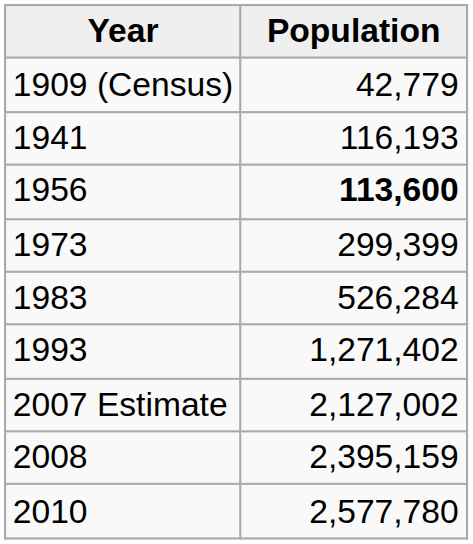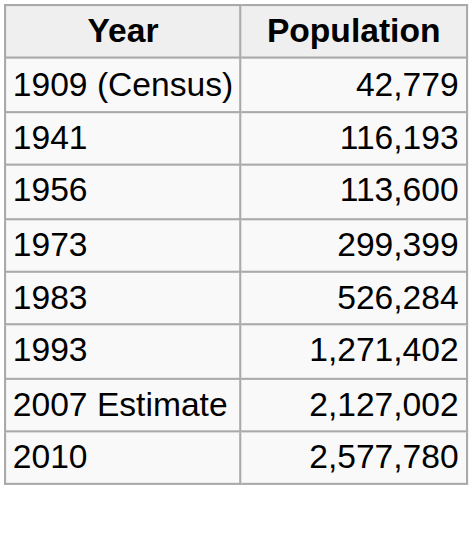(399, 191) bold -> (399, 191) normal
- row: (50, 457)
